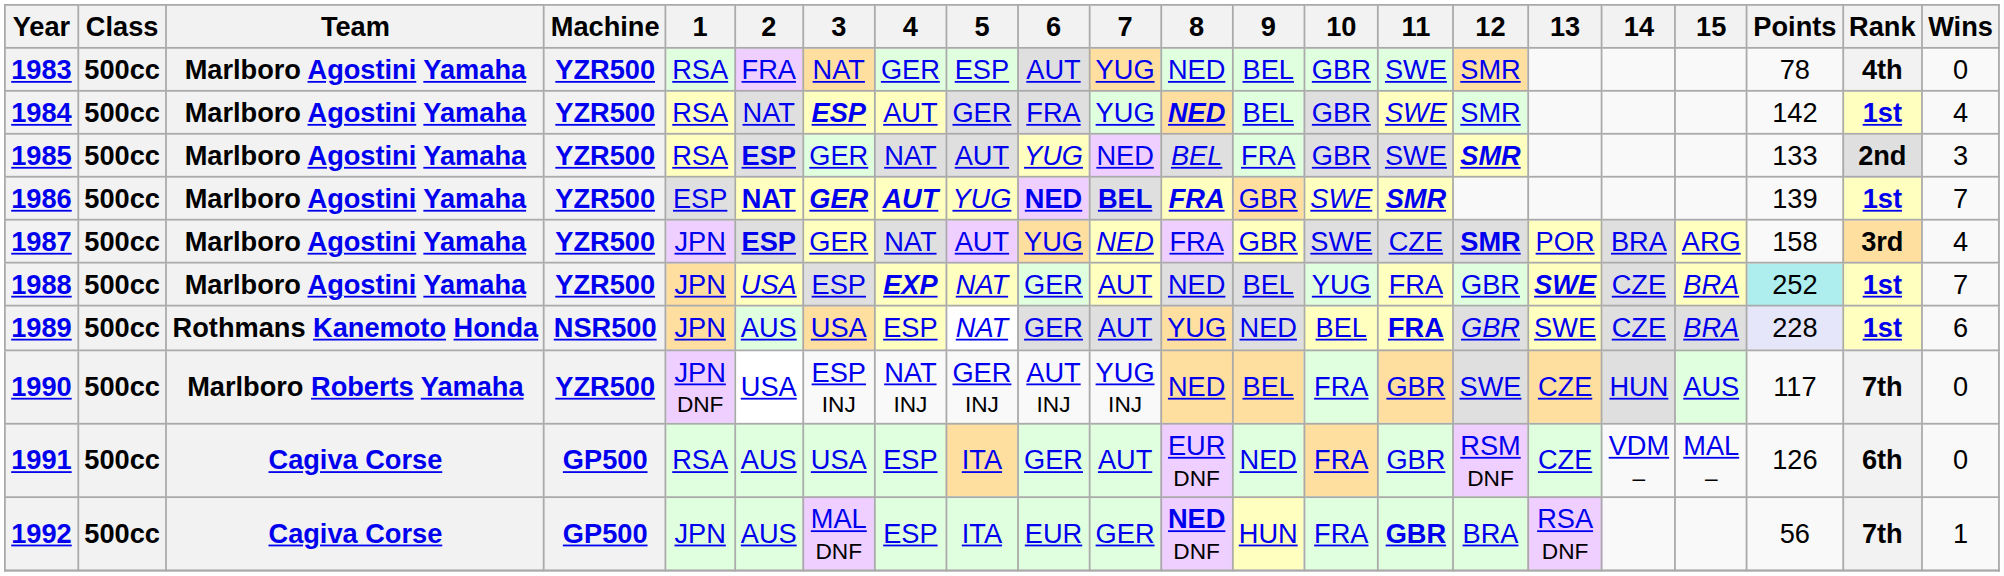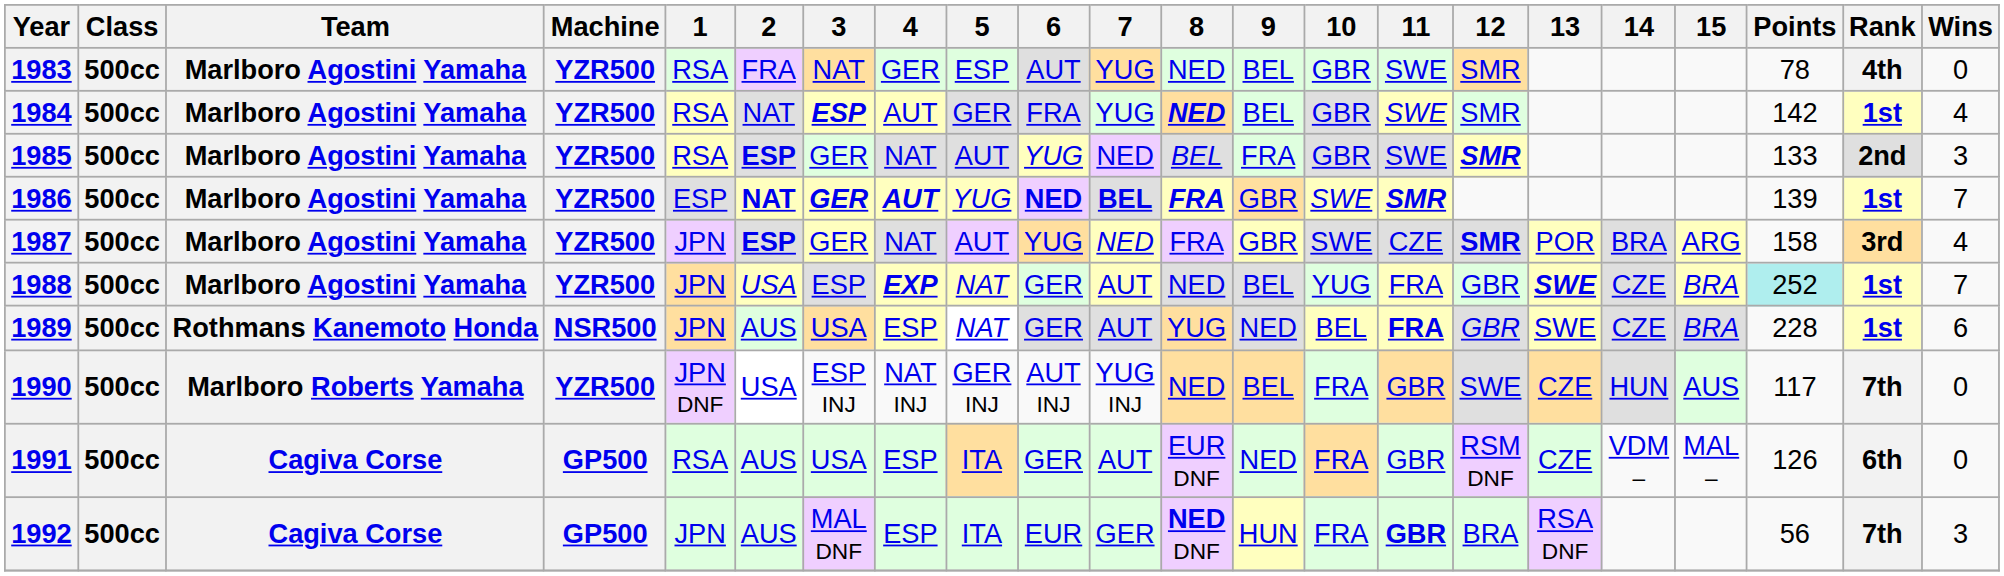(1795, 328) lavender background -> (1795, 328) no background
(1961, 533) 1 -> (1961, 533) 3
